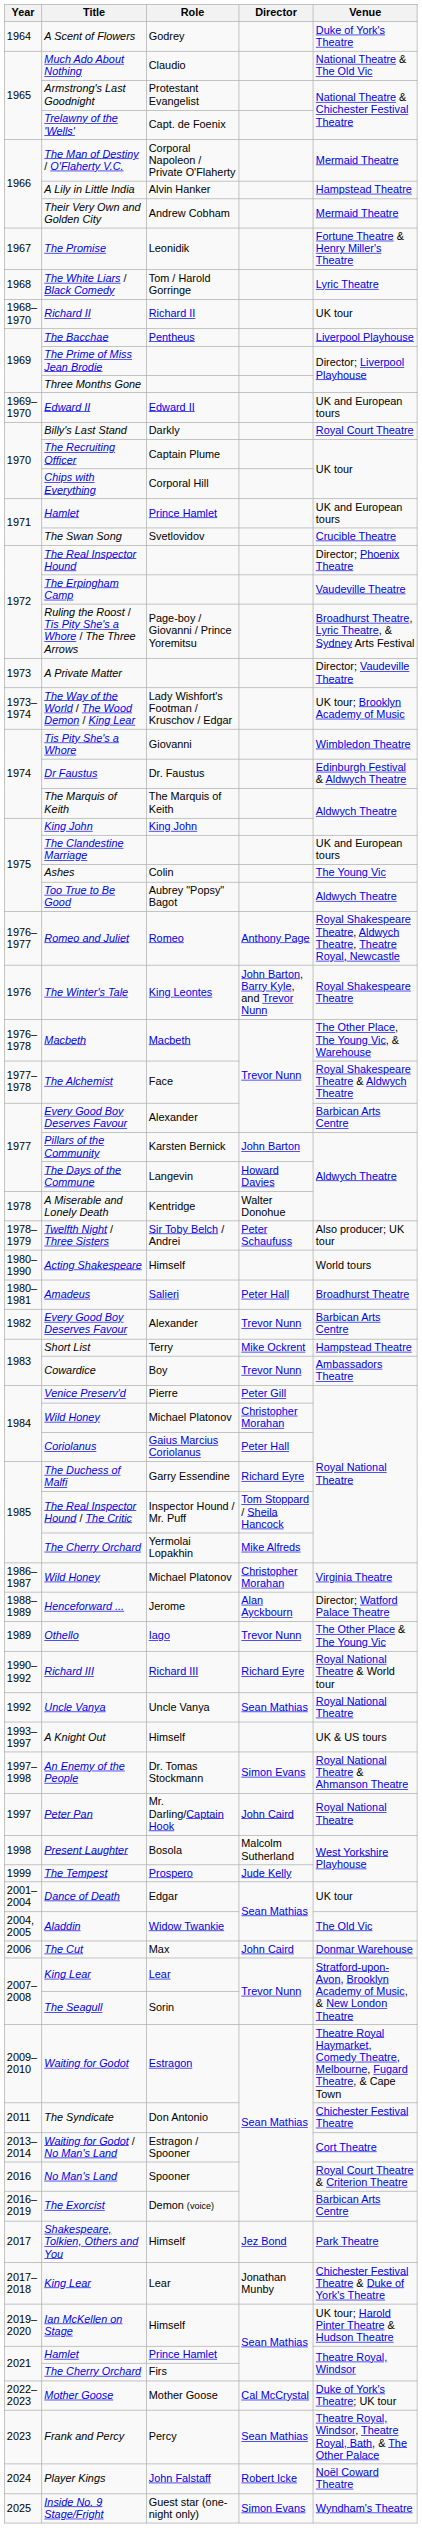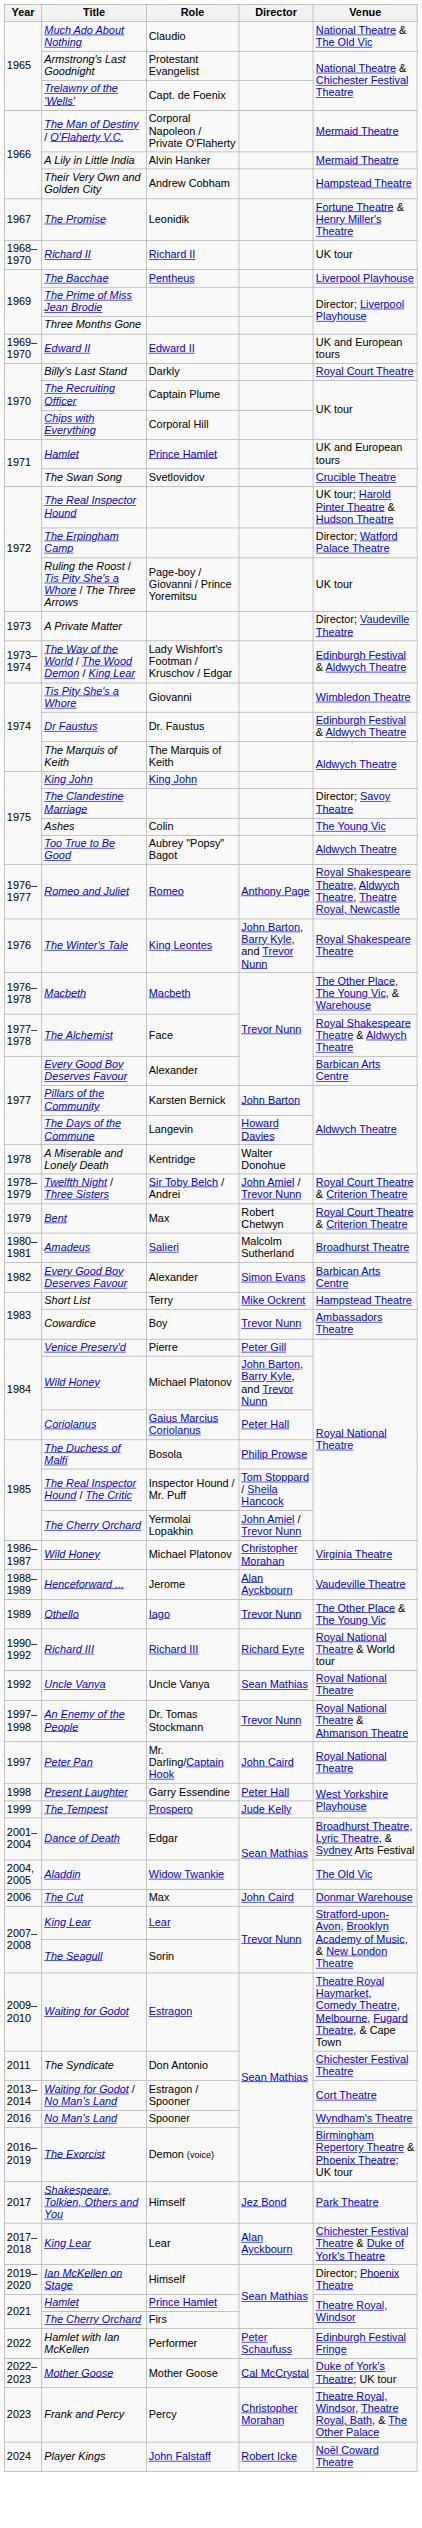- row: (19, 36)
(364, 190) Hampstead Theatre -> (357, 160) Mermaid Theatre
(357, 213) Mermaid Theatre -> (364, 183) Hampstead Theatre
- row: (19, 284)
(358, 560) Director; Phoenix Theatre -> (355, 507) UK tour; Harold Pinter Theatre & Hudson Theatre
(361, 589) Vaudeville Theatre -> (357, 542) Director; Watford Palace Theatre
(365, 631) Broadhurst Theatre, Lyric Theatre, & Sydney Arts Festival -> (334, 584) UK tour
(360, 708) UK tour; Brooklyn Academy of Music -> (361, 662) Edinburgh Festival & Aldwych Theatre
(359, 850) UK and European tours -> (353, 803) Director; Savoy Theatre
(267, 1235) Peter Schaufuss -> (271, 1189) John Amiel / Trevor Nunn
(360, 1235) Also producer; UK tour -> (365, 1189) Royal Court Theatre & Criterion Theatre
+ row: (19, 1218)
- row: (22, 1265)
(265, 1294) Peter Hall -> (268, 1248) Malcolm Sutherland
(271, 1324) Trevor Nunn -> (273, 1277) Simon Evans
(269, 1417) Christopher Morahan -> (272, 1383) John Barton, Barry Kyle, and Trevor Nunn
(189, 1476) Garry Essendine -> (165, 1454) Bosola
(273, 1476) Richard Eyre -> (274, 1454) Philip Prowse
(271, 1547) Mike Alfreds -> (271, 1525) John Amiel / Trevor Nunn
(357, 1606) Director; Watford Palace Theatre -> (361, 1584) Vaudeville Theatre
- row: (22, 1737)
(273, 1772) Simon Evans -> (271, 1721) Trevor Nunn
(165, 1850) Bosola -> (189, 1792) Garry Essendine
(268, 1850) Malcolm Sutherland -> (265, 1792) Peter Hall
(334, 1896) UK tour -> (365, 1839) Broadhurst Theatre, Lyric Theatre, & Sydney Arts Festival
(365, 2176) Royal Court Theatre & Criterion Theatre -> (364, 2118) Wyndham's Theatre
(348, 2206) Barbican Arts Centre -> (365, 2154) Birmingham Repertory Theatre & Phoenix Theatre; UK tour
(264, 2283) Jonathan Munby -> (267, 2244) Alan Ayckbourn
(355, 2325) UK tour; Harold Pinter Theatre & Hudson Theatre -> (358, 2279) Director; Phoenix Theatre
+ row: (19, 2343)
(275, 2437) Sean Mathias -> (269, 2414) Christopher Morahan
- row: (19, 2508)
